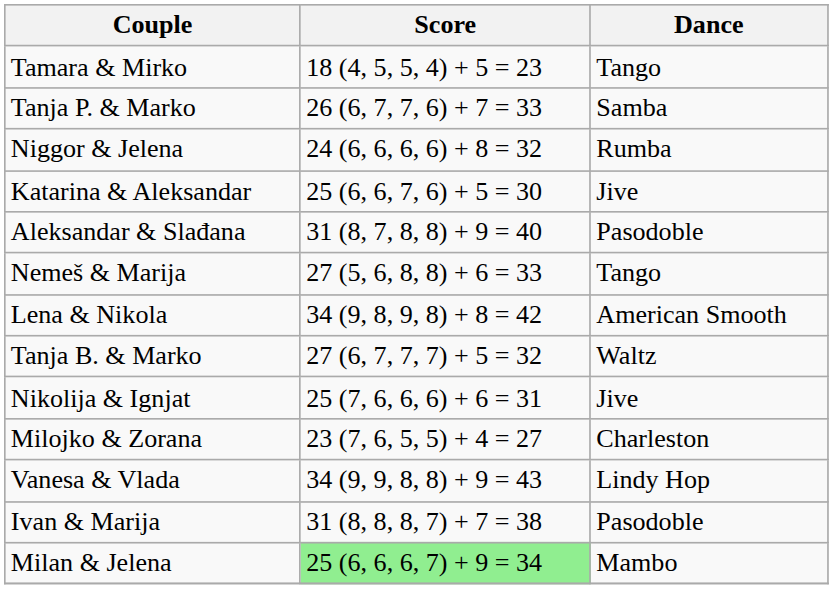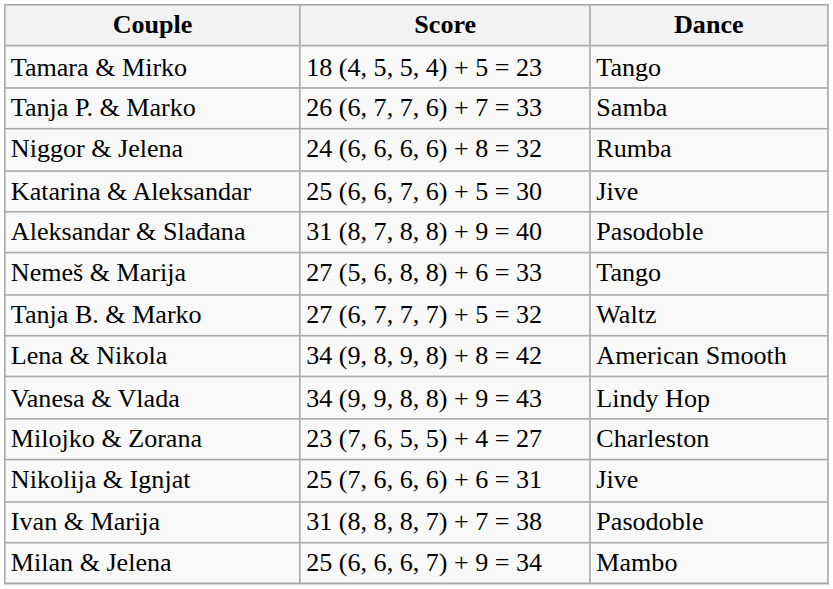rows swapped: (106, 356) <-> (89, 314)
rows swapped: (101, 397) <-> (95, 480)
(424, 562) lightgreen background -> (424, 562) no background
